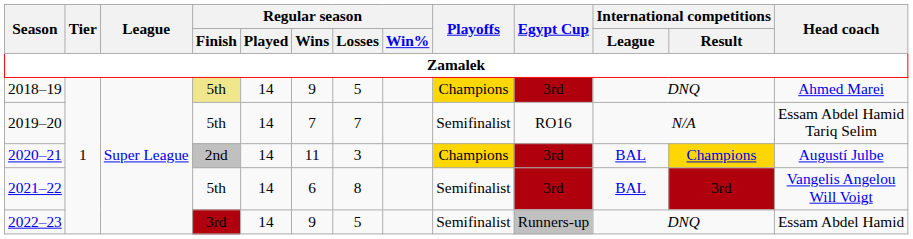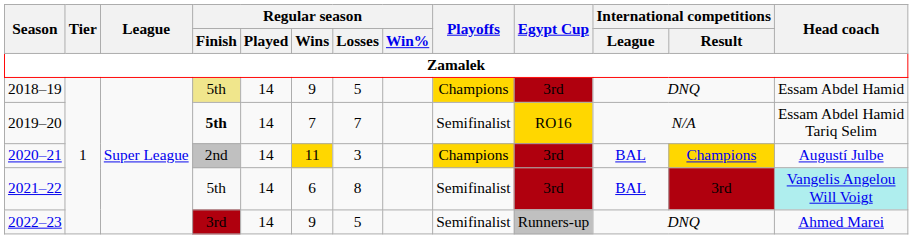(841, 89) Ahmed Marei -> (841, 89) Essam Abdel Hamid
(216, 122) normal -> (216, 122) bold
(553, 122) no background -> (553, 122) gold background
(312, 155) no background -> (312, 155) gold background
(841, 188) no background -> (841, 188) paleturquoise background
(841, 221) Essam Abdel Hamid -> (841, 221) Ahmed Marei
